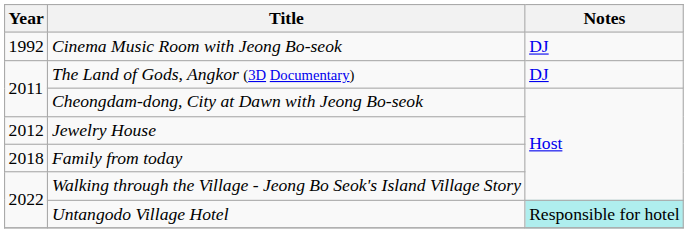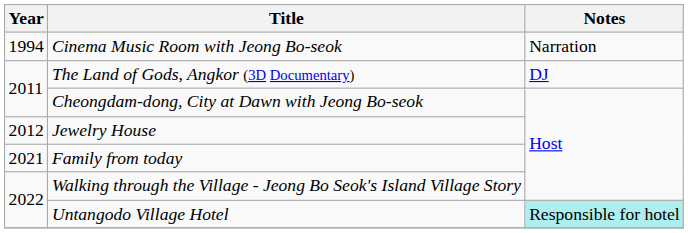(26, 46) 1992 -> (26, 46) 1994
(539, 46) DJ -> (563, 46) Narration
(26, 158) 2018 -> (26, 158) 2021
